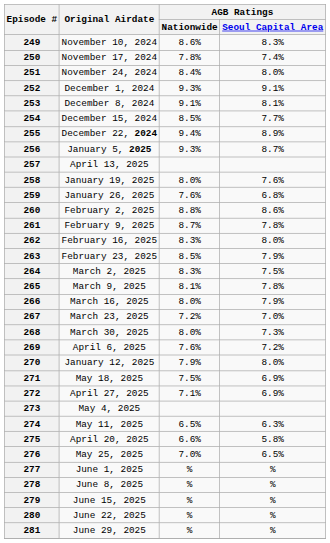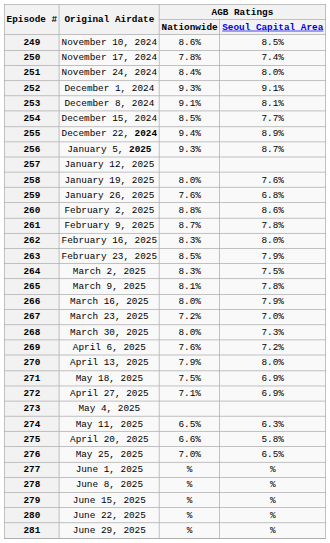(273, 42) 8.3% -> (273, 42) 8.5%
(109, 165) April 13, 2025 -> (109, 165) January 12, 2025
(109, 363) January 12, 2025 -> (109, 363) April 13, 2025
